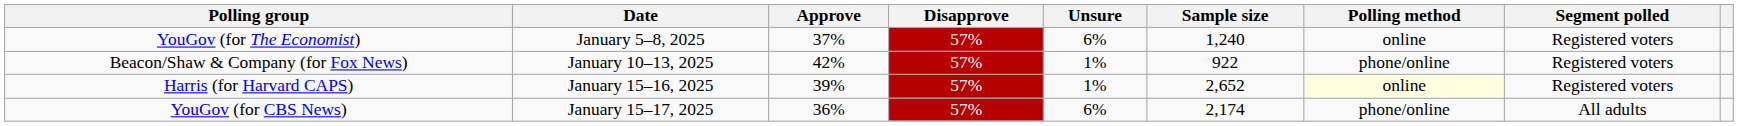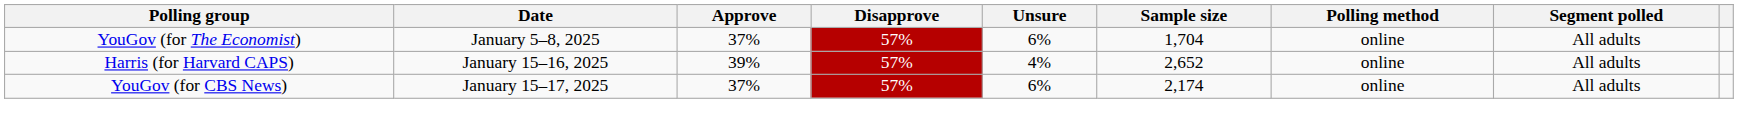(1225, 39) 1,240 -> (1184, 39) 1,704
(1612, 39) Registered voters -> (1606, 39) All adults
- row: (259, 62)
(1095, 86) 1% -> (1039, 62) 4%
(1404, 86) lightyellow background -> (1383, 62) no background
(1612, 86) Registered voters -> (1606, 62) All adults
(829, 109) 36% -> (744, 86) 37%
(1404, 109) phone/online -> (1383, 86) online
